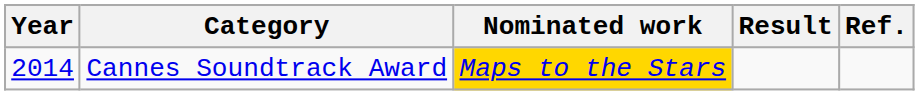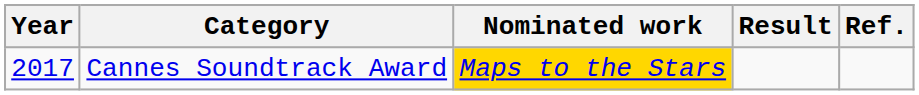(43, 69) 2014 -> (43, 69) 2017
